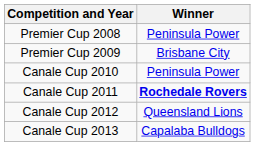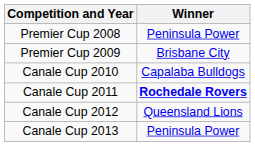(193, 72) Peninsula Power -> (193, 72) Capalaba Bulldogs
(193, 131) Capalaba Bulldogs -> (193, 131) Peninsula Power
